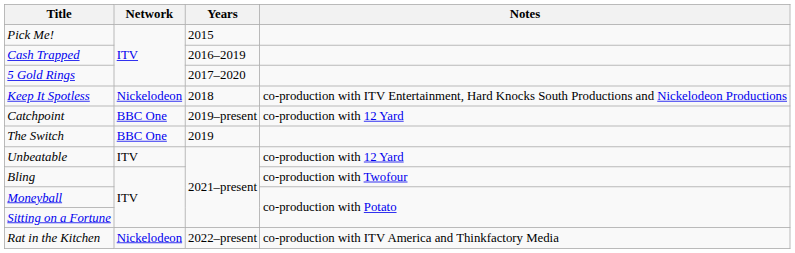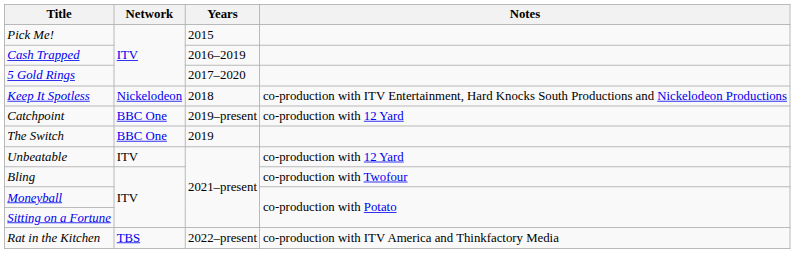(149, 237) Nickelodeon -> (128, 237) TBS
